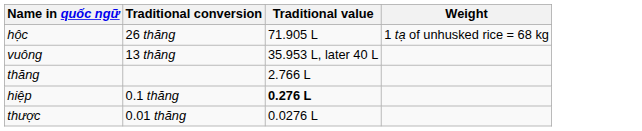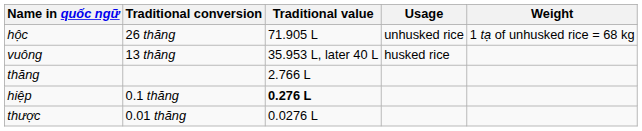+ column: (424, 14)
